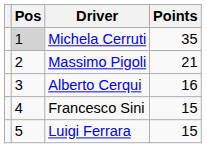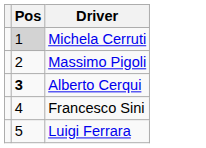- column: (175, 16)
(19, 86) normal -> (19, 86) bold
